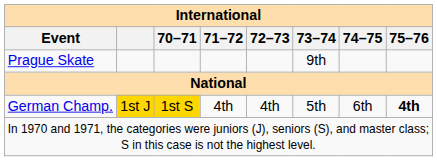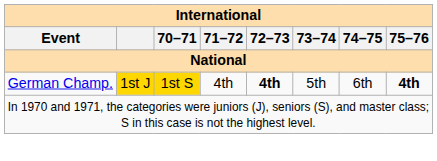- row: (51, 60)
(270, 106) normal -> (270, 83) bold
